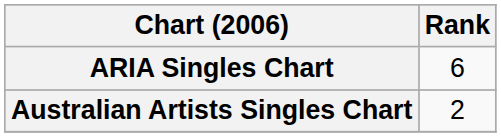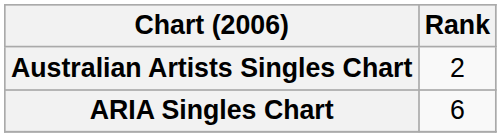rows swapped: (212, 68) <-> (212, 110)
